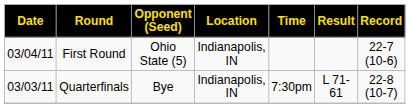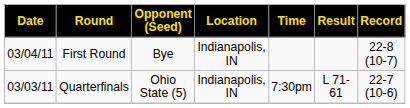(163, 53) Ohio State (5) -> (163, 53) Bye
(381, 53) 22-7 (10-6) -> (381, 53) 22-8 (10-7)
(163, 86) Bye -> (163, 86) Ohio State (5)
(381, 86) 22-8 (10-7) -> (381, 86) 22-7 (10-6)
